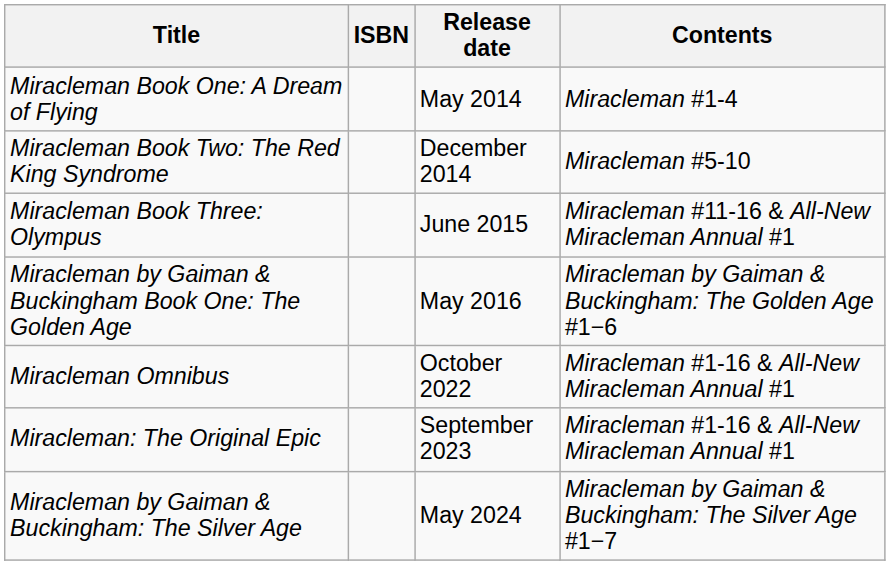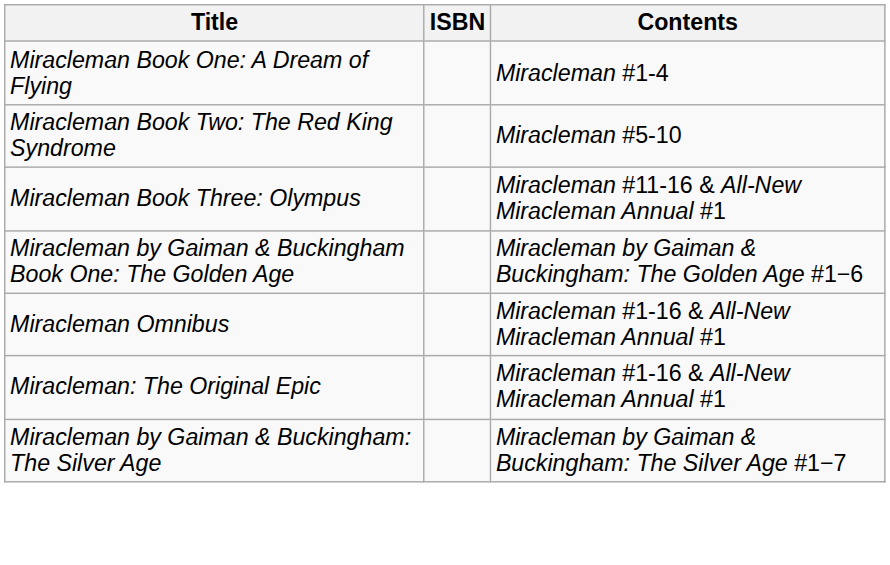- column: (487, 35)
